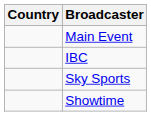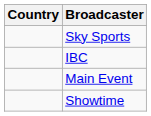rows swapped: (99, 36) <-> (98, 79)
